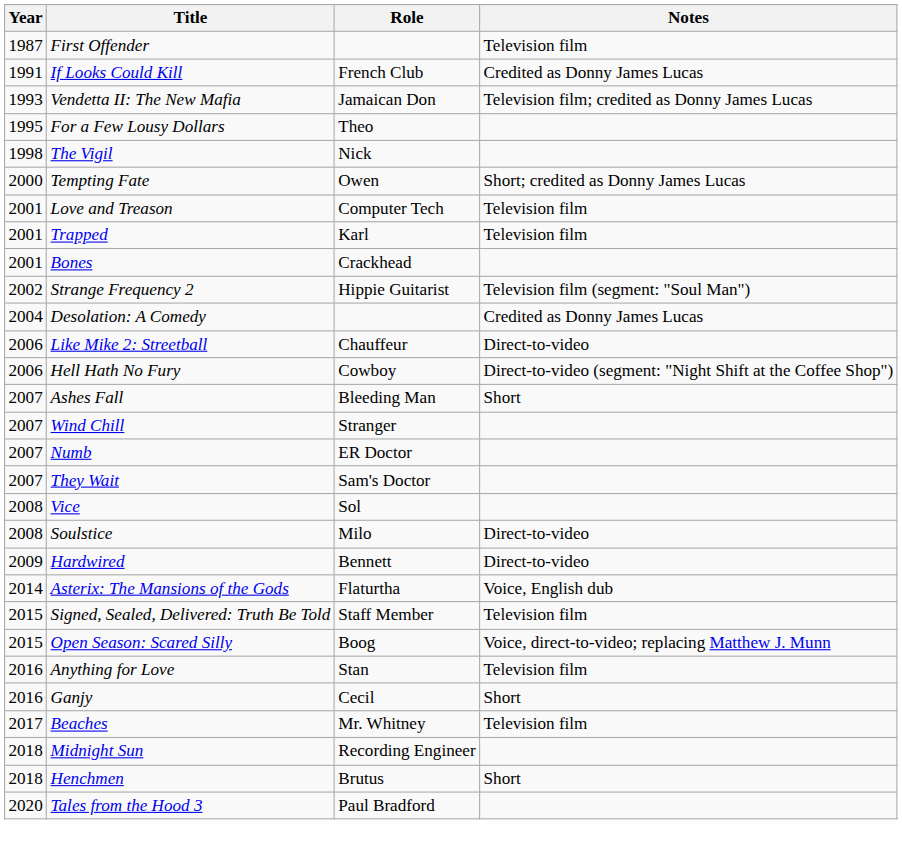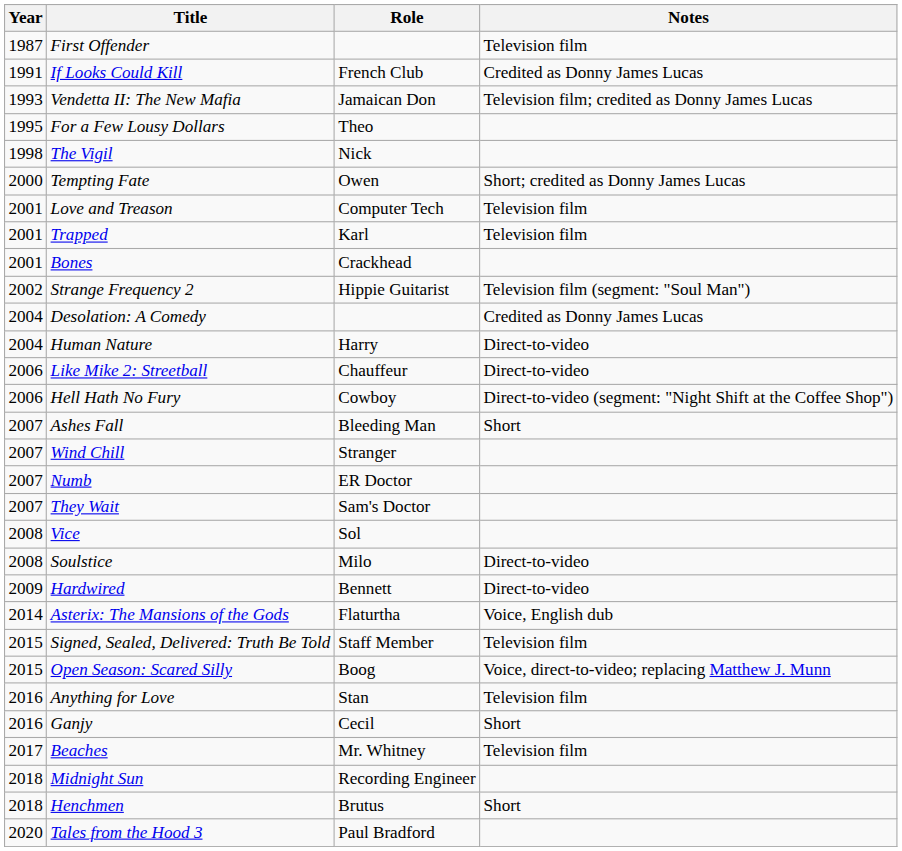+ row: (101, 343)
